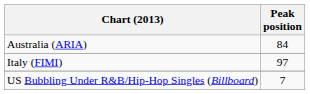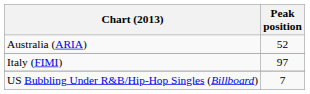(283, 44) 84 -> (283, 44) 52
